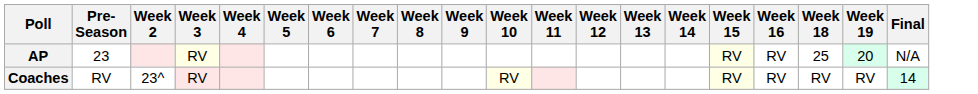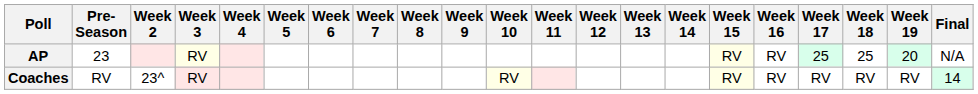+ column: (821, 24)
